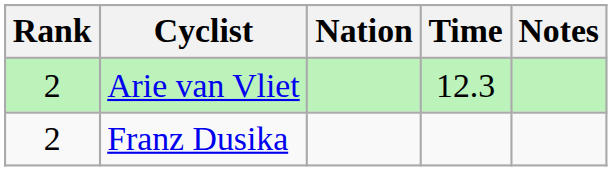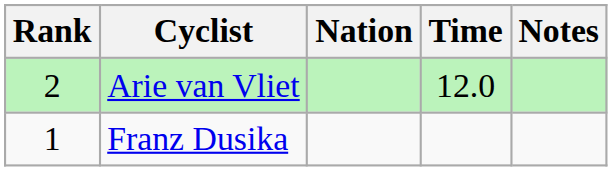(466, 84) 12.3 -> (466, 84) 12.0
(52, 138) 2 -> (52, 138) 1
